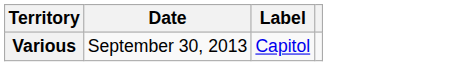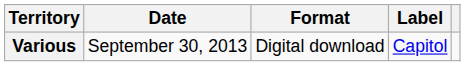+ column: (320, 18)
